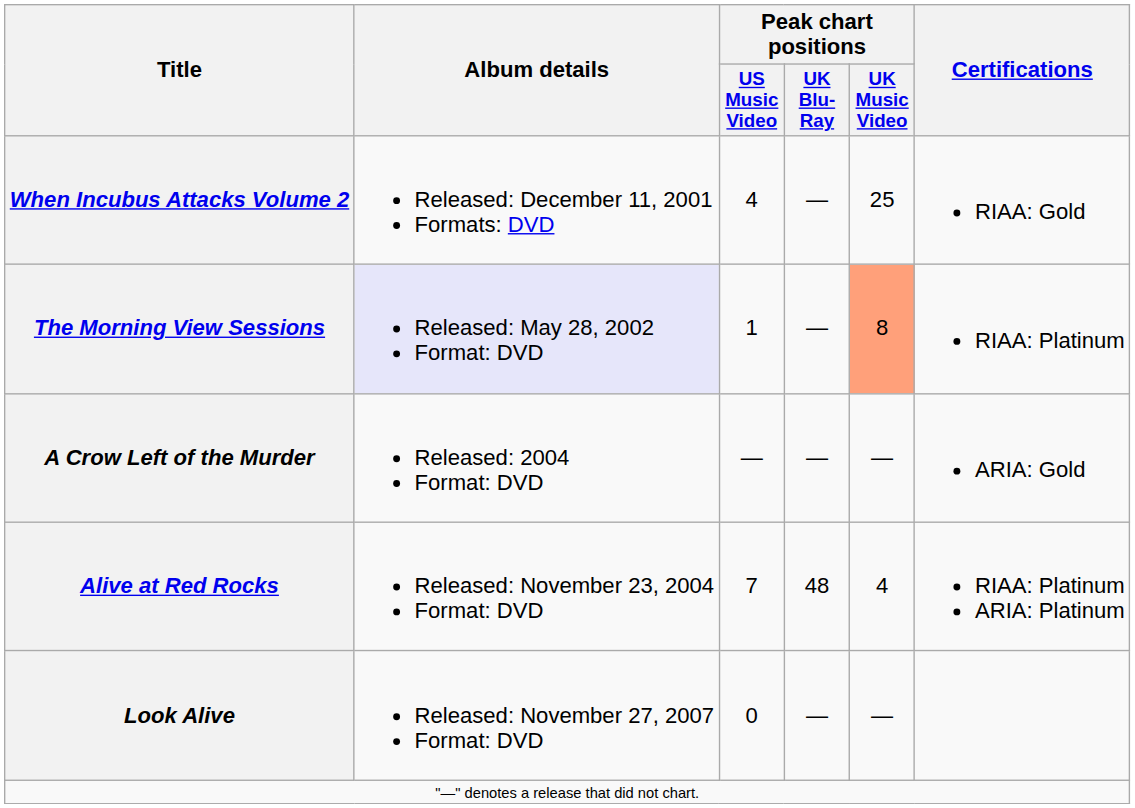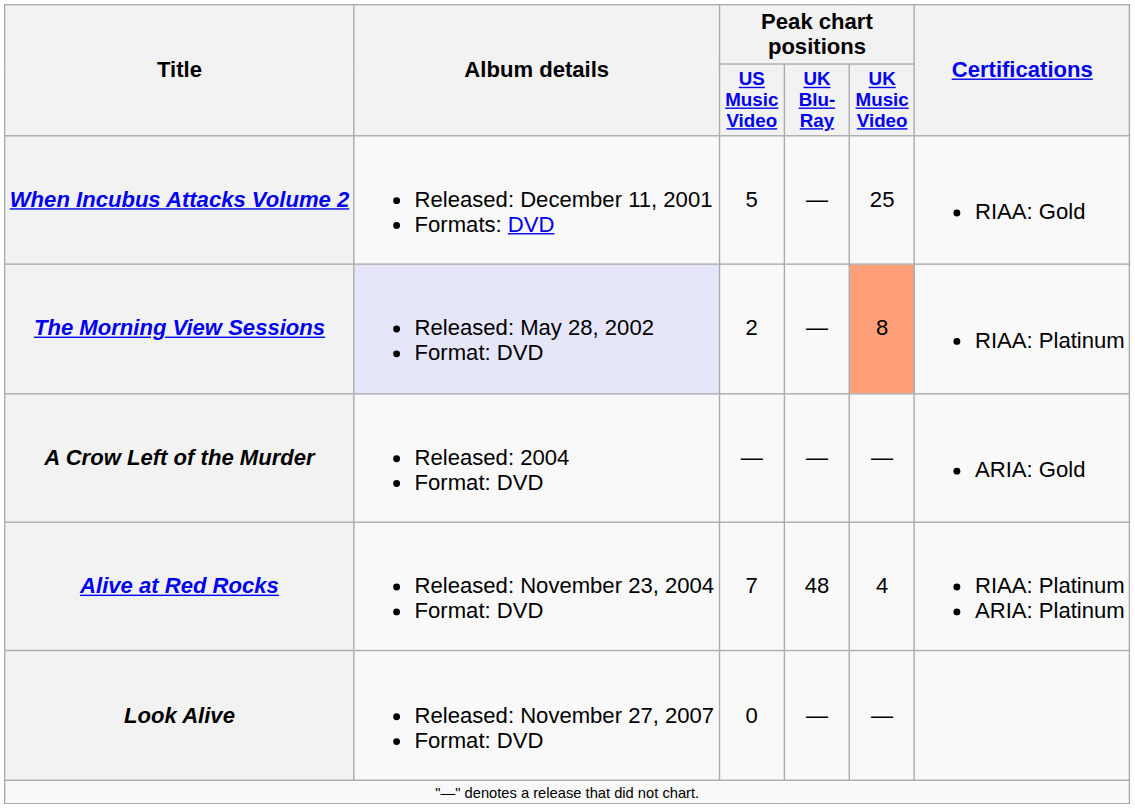(752, 199) 4 -> (752, 199) 5
(752, 328) 1 -> (752, 328) 2
